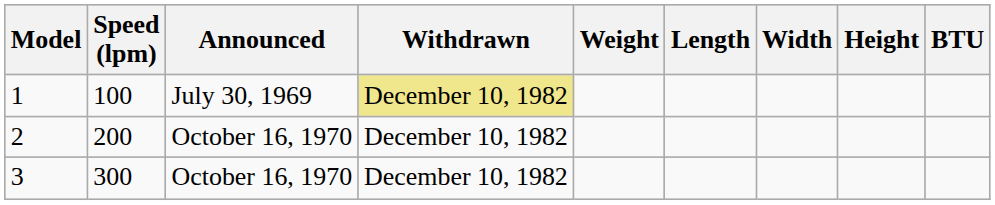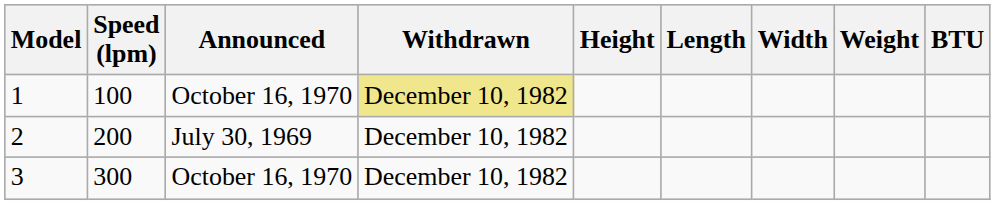columns swapped: (619, 39) <-> (882, 39)
(242, 95) July 30, 1969 -> (262, 95) October 16, 1970
(262, 136) October 16, 1970 -> (242, 136) July 30, 1969
